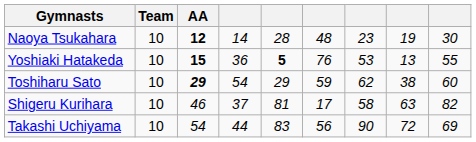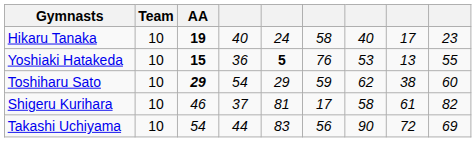- row: (62, 38)
+ row: (52, 38)
(408, 104) 63 -> (408, 104) 61
